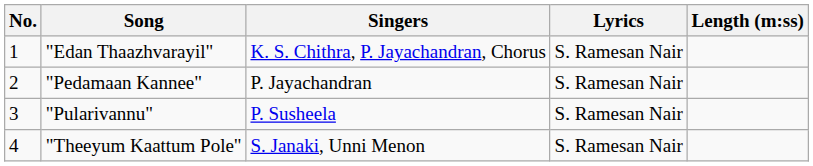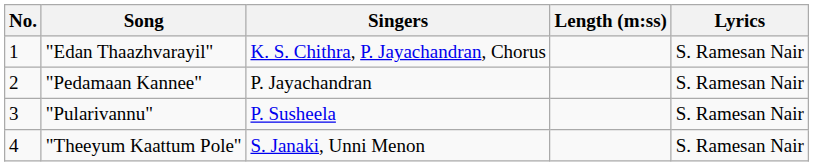columns swapped: (619, 20) <-> (748, 20)
